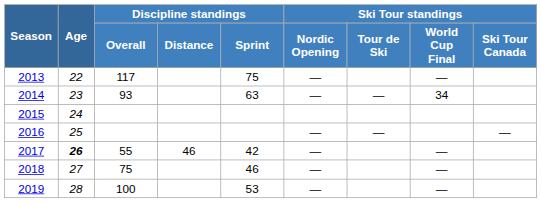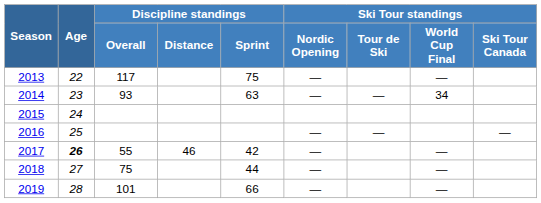(252, 170) 46 -> (252, 170) 44
(126, 188) 100 -> (126, 188) 101
(252, 188) 53 -> (252, 188) 66
